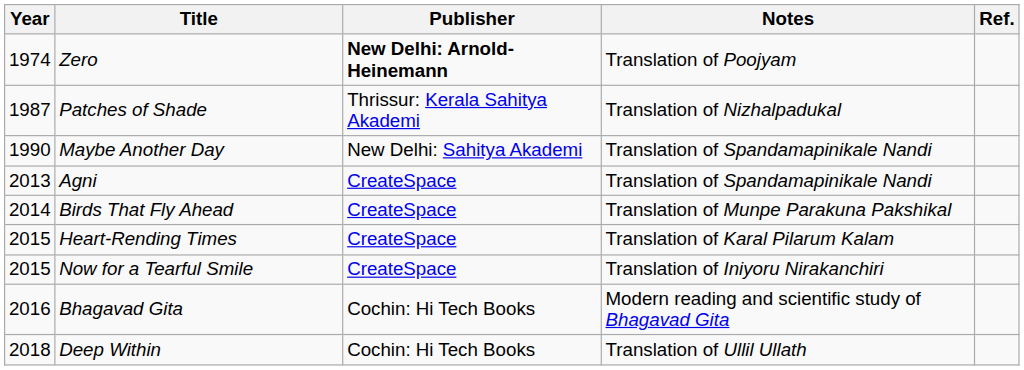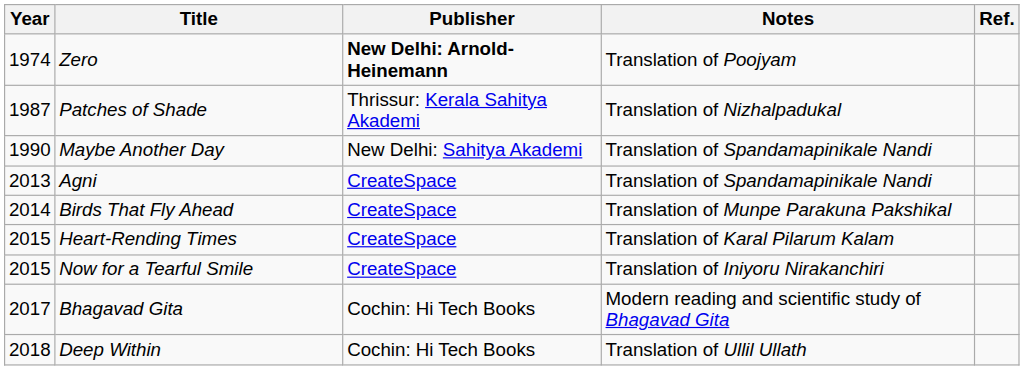(30, 309) 2016 -> (30, 309) 2017
